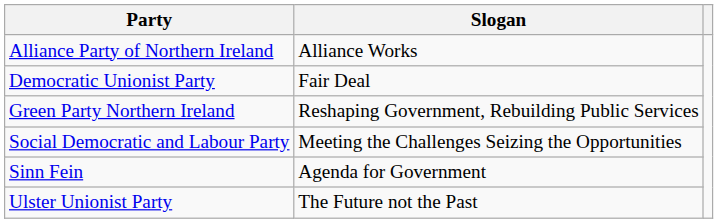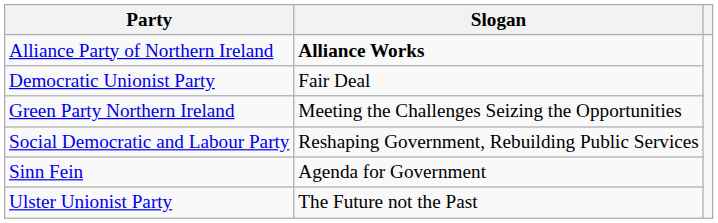(358, 50) normal -> (361, 50) bold
(499, 111) Reshaping Government, Rebuilding Public Services -> (490, 111) Meeting the Challenges Seizing the Opportunities
(490, 141) Meeting the Challenges Seizing the Opportunities -> (499, 141) Reshaping Government, Rebuilding Public Services
